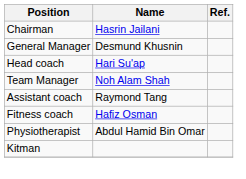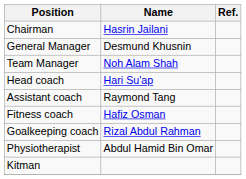rows swapped: (43, 81) <-> (35, 64)
+ row: (53, 132)
